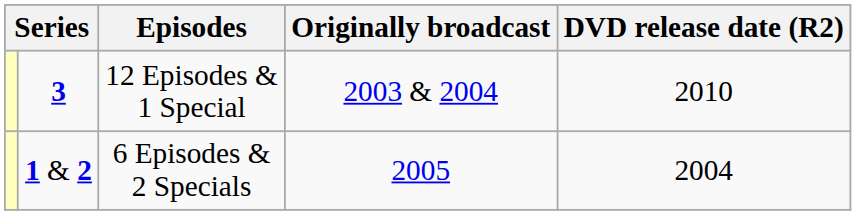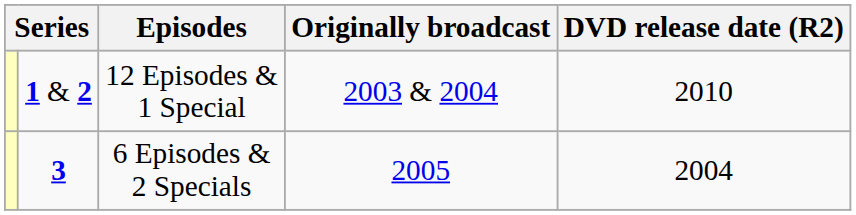(58, 90) 3 -> (59, 90) 1 & 2
(59, 170) 1 & 2 -> (58, 170) 3
